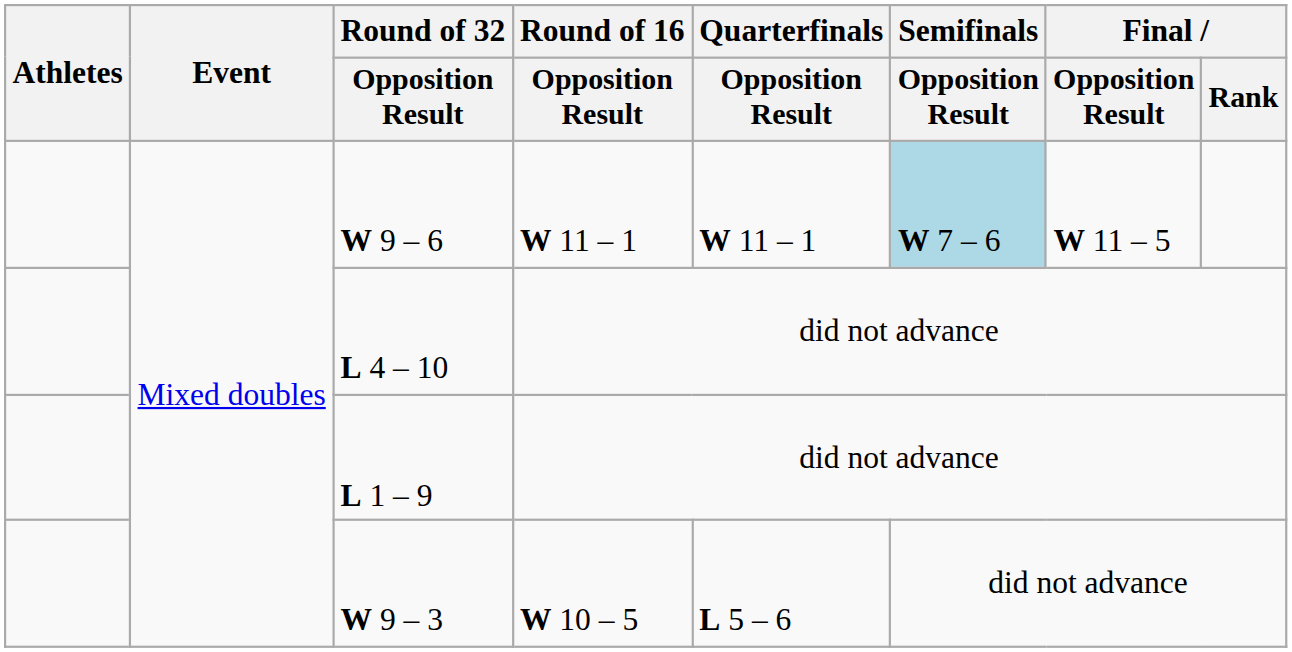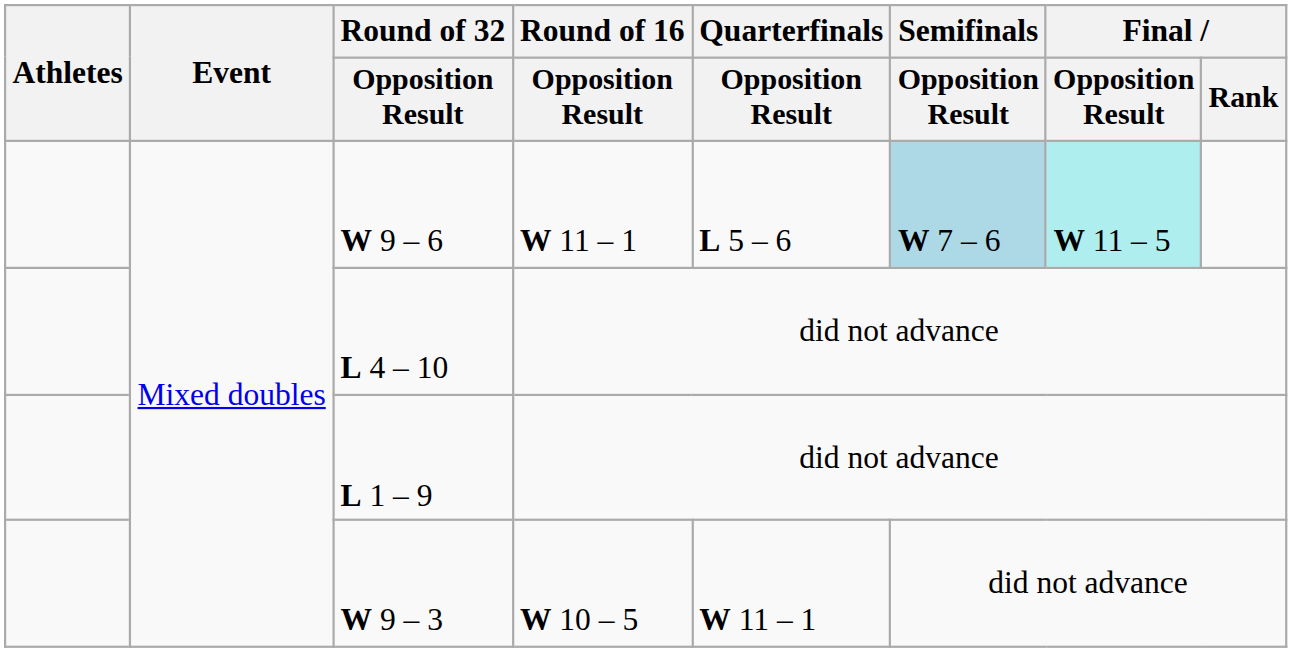(758, 241) W 11 – 1 -> (745, 241) L 5 – 6
(1112, 241) no background -> (1112, 241) paleturquoise background
(745, 621) L 5 – 6 -> (758, 621) W 11 – 1
